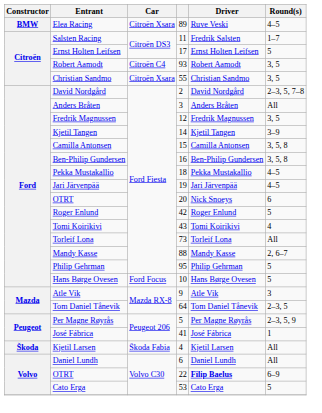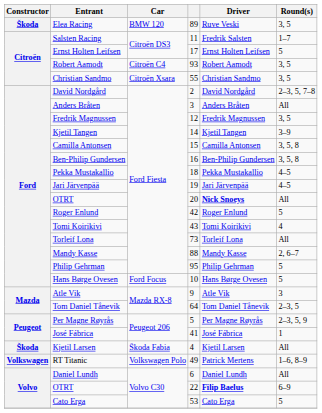(28, 24) BMW -> (28, 24) Škoda
(152, 24) Citroën Xsara -> (147, 24) BMW 120
(273, 24) 4–5 -> (285, 24) 3, 5
(211, 199) normal -> (223, 199) bold
(269, 199) 6 -> (284, 199) All
+ row: (70, 360)
